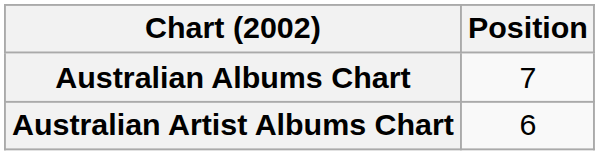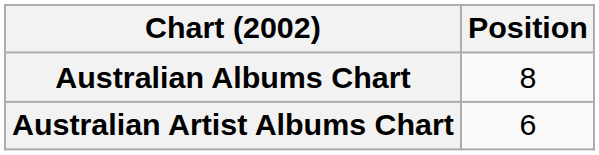(528, 76) 7 -> (528, 76) 8
